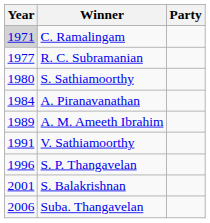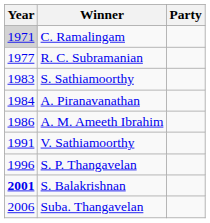(21, 79) 1980 -> (21, 79) 1983
(21, 121) 1989 -> (21, 121) 1986
(21, 185) normal -> (21, 185) bold
